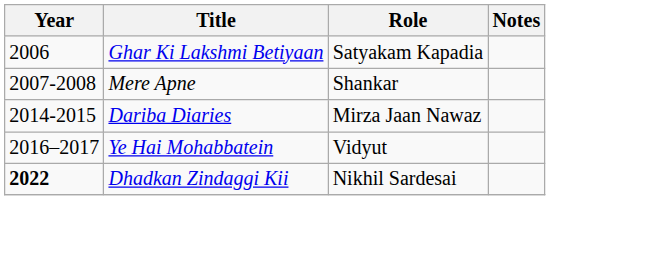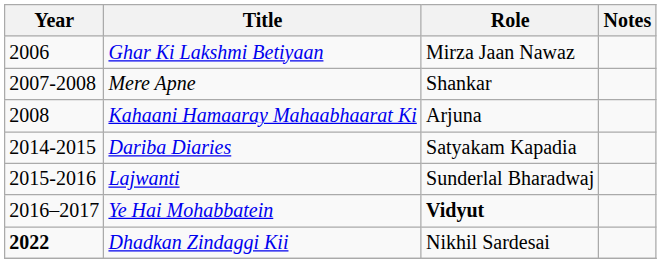(408, 52) Satyakam Kapadia -> (500, 52) Mirza Jaan Nawaz
+ row: (263, 115)
(407, 115) Mirza Jaan Nawaz -> (501, 147) Satyakam Kapadia
+ row: (144, 178)
(360, 147) normal -> (455, 210) bold
